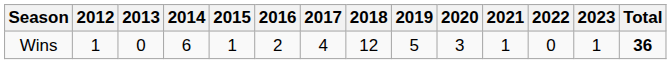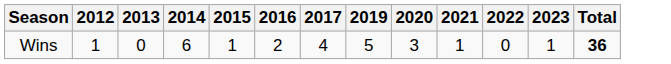- column: (369, 17)
